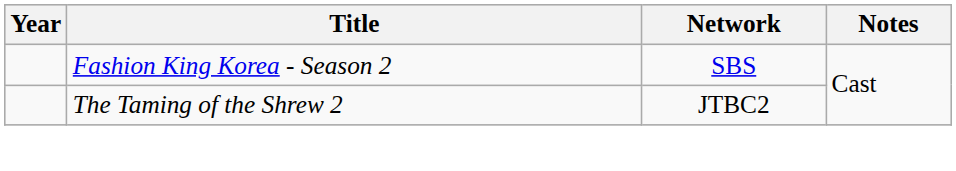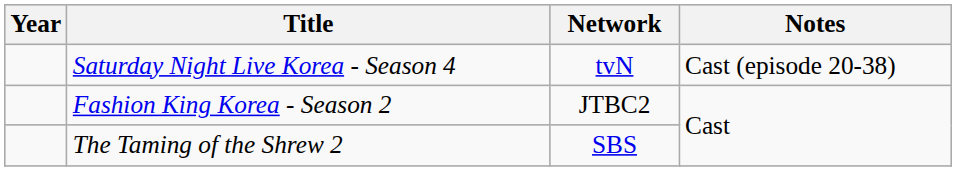+ row: (264, 64)
(734, 64) SBS -> (614, 104) JTBC2
(734, 104) JTBC2 -> (614, 144) SBS
